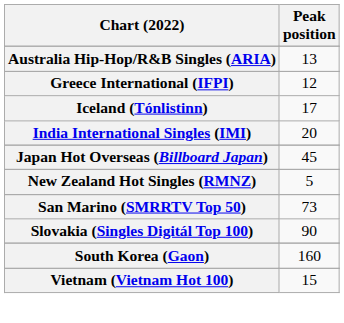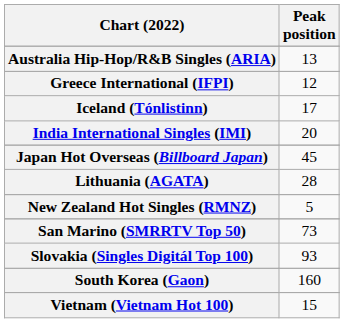+ row: (142, 181)
(309, 231) 90 -> (309, 255) 93
